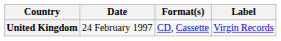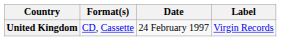columns swapped: (117, 12) <-> (183, 12)
